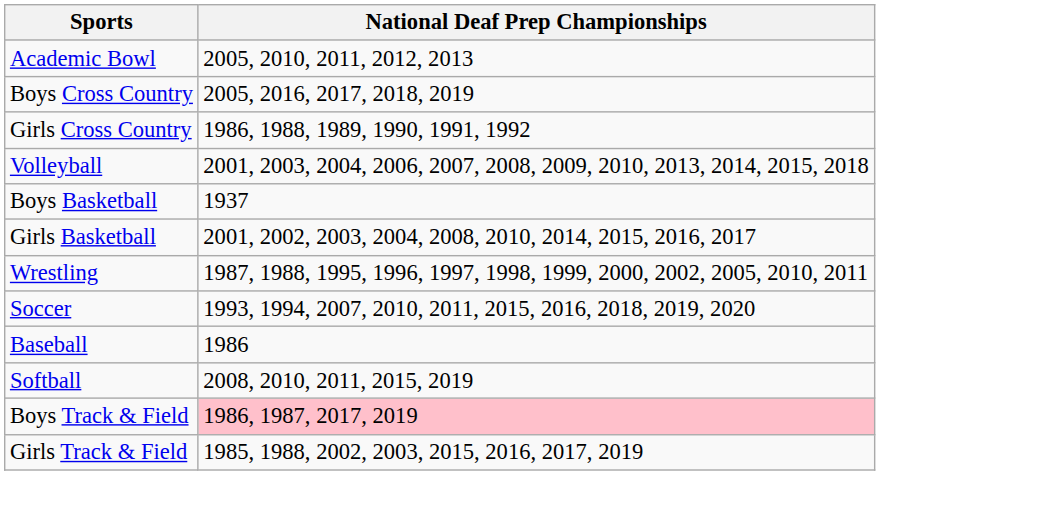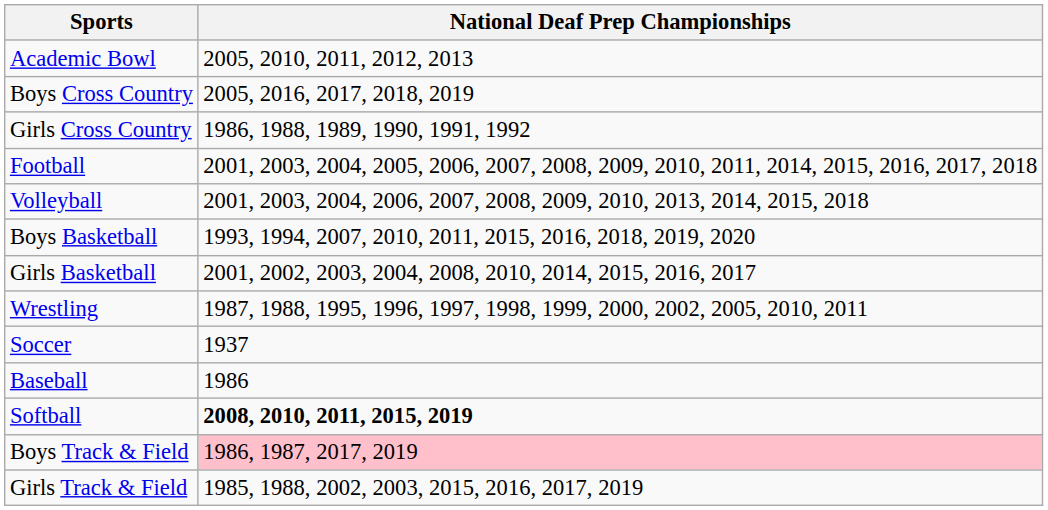+ row: (48, 165)
(226, 201) 1937 -> (479, 237) 1993, 1994, 2007, 2010, 2011, 2015, 2016, 2018, 2019, 2020
(479, 308) 1993, 1994, 2007, 2010, 2011, 2015, 2016, 2018, 2019, 2020 -> (226, 344) 1937
(338, 380) normal -> (338, 415) bold
